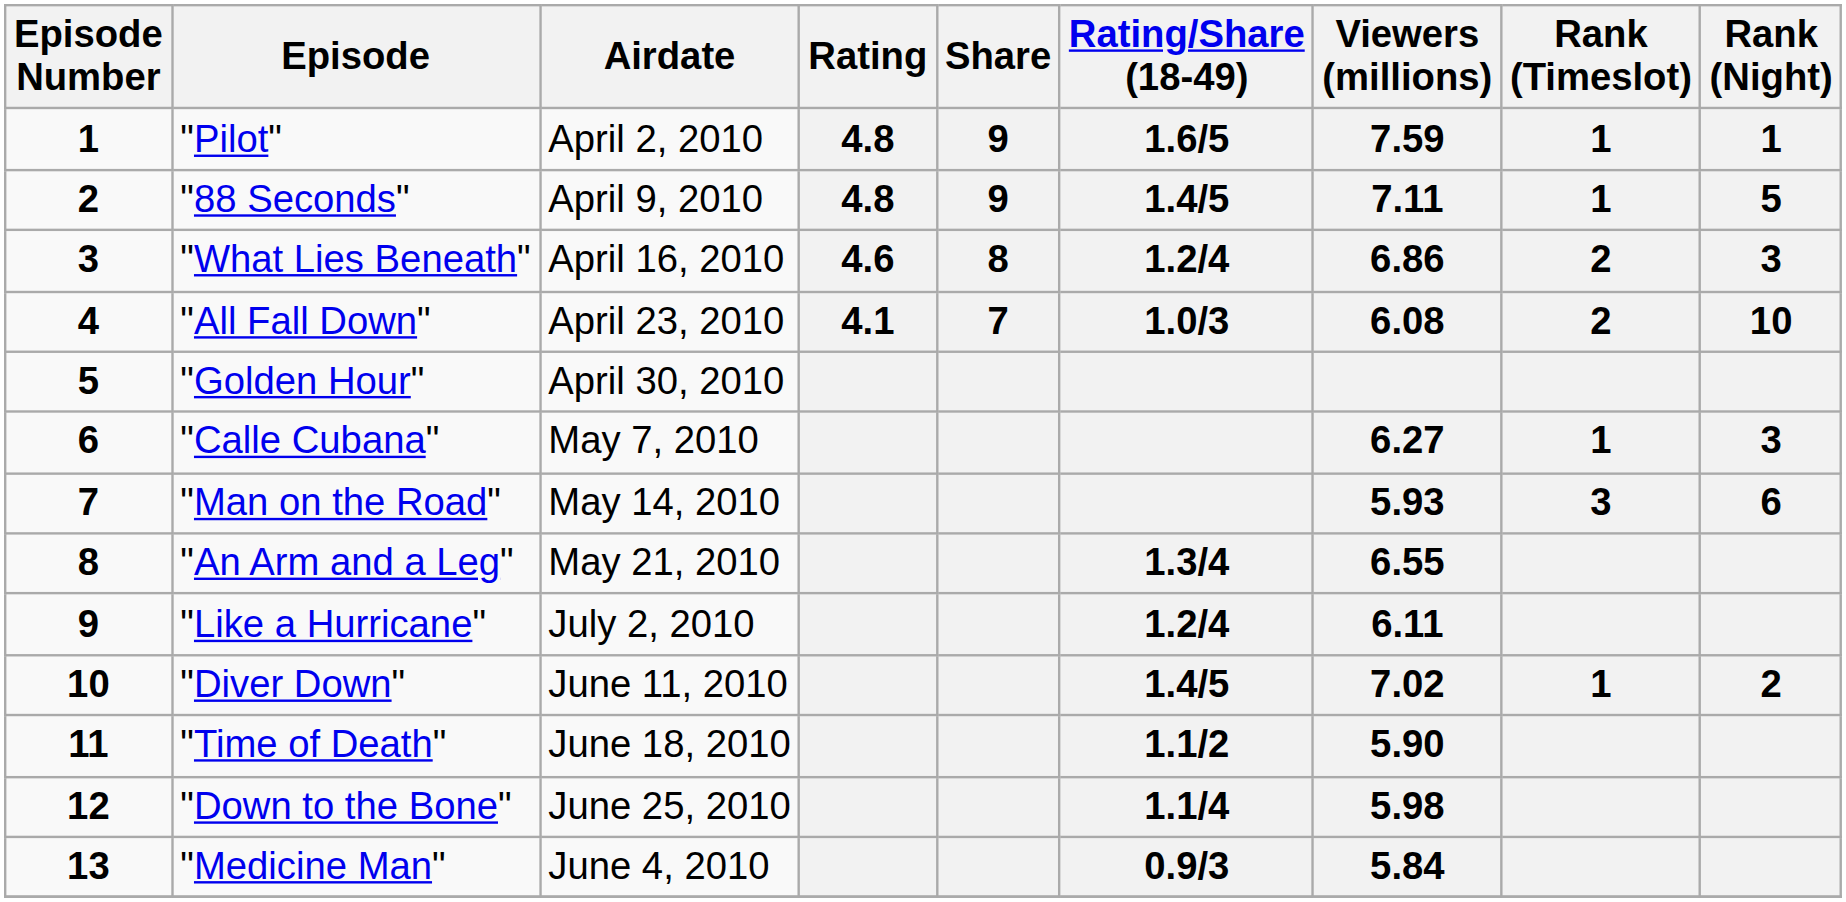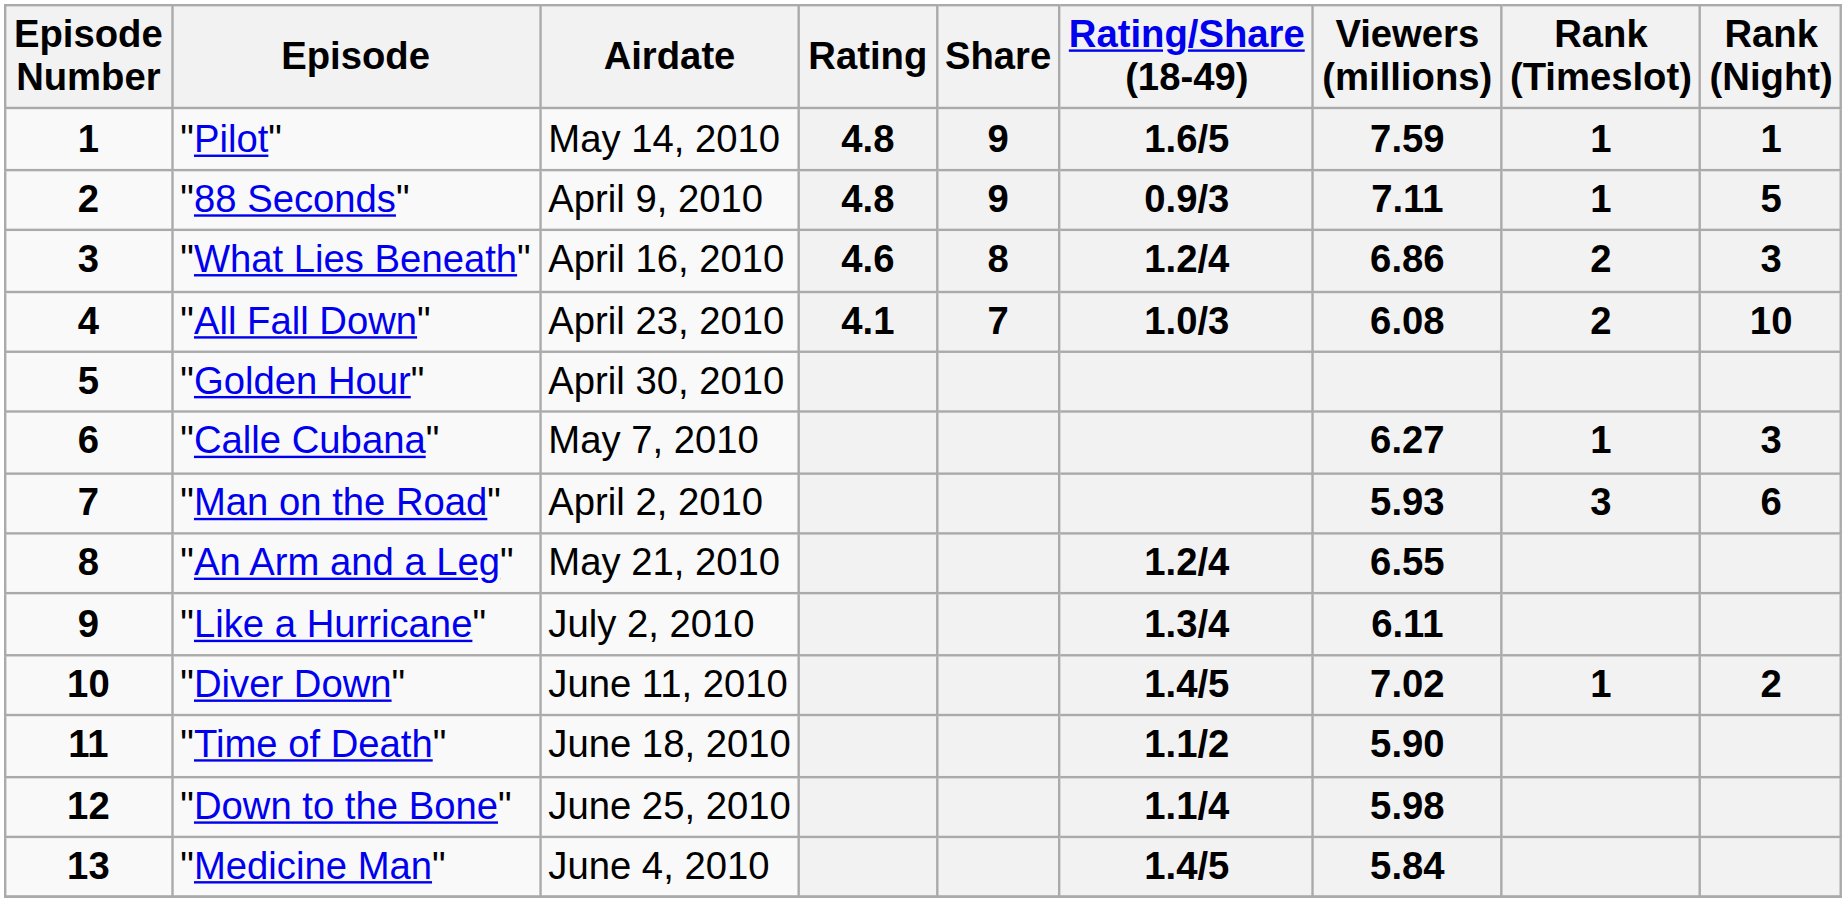(656, 138) April 2, 2010 -> (664, 138) May 14, 2010
(1187, 199) 1.4/5 -> (1187, 199) 0.9/3
(664, 502) May 14, 2010 -> (656, 502) April 2, 2010
(1187, 563) 1.3/4 -> (1187, 563) 1.2/4
(1187, 623) 1.2/4 -> (1187, 623) 1.3/4
(1187, 866) 0.9/3 -> (1187, 866) 1.4/5
